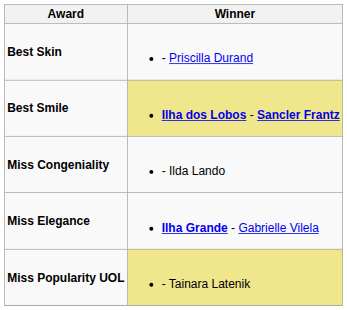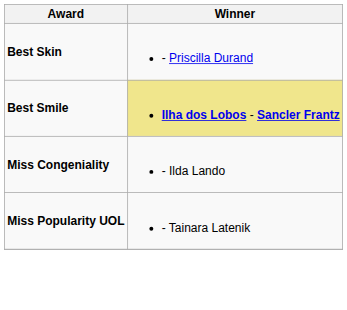- row: (49, 221)
(235, 284) khaki background -> (235, 228) no background
